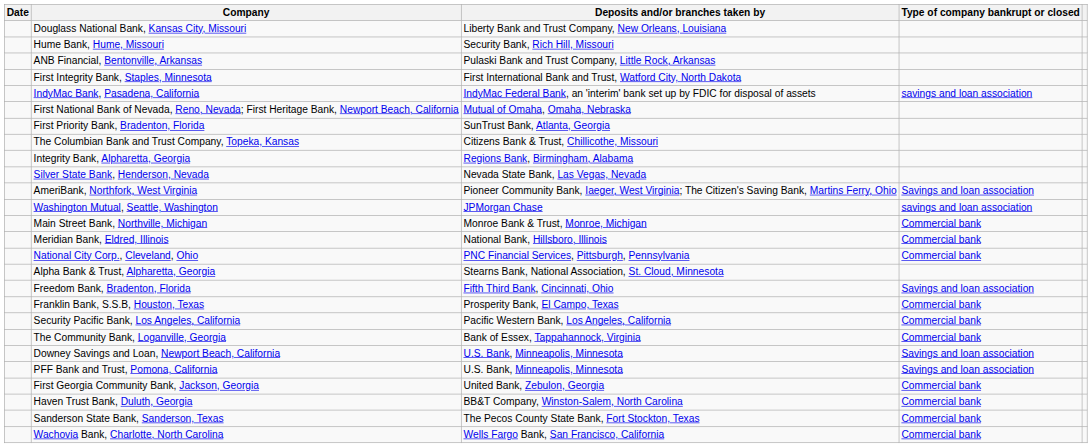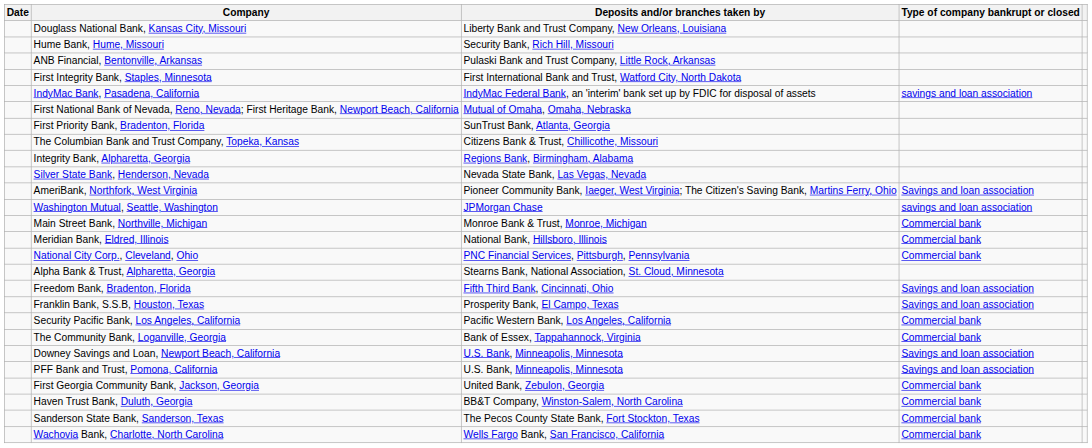(941, 304) Commercial bank -> (968, 304) Savings and loan association
